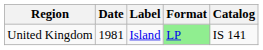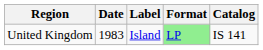(111, 34) 1981 -> (111, 34) 1983
